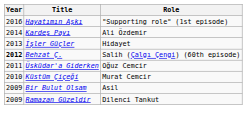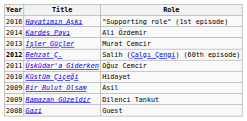(116, 44) Hidayet -> (127, 44) Murat Cemcir
(127, 77) Murat Cemcir -> (116, 77) Hidayet
+ row: (34, 111)
